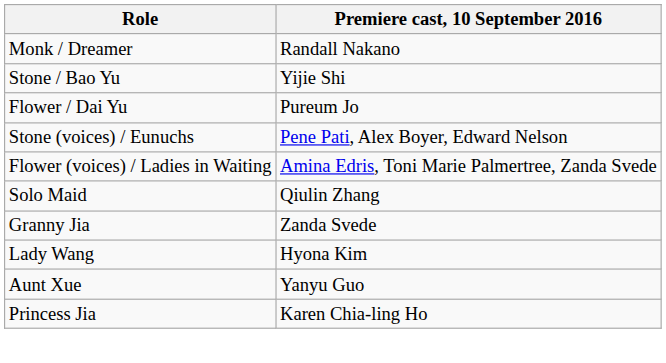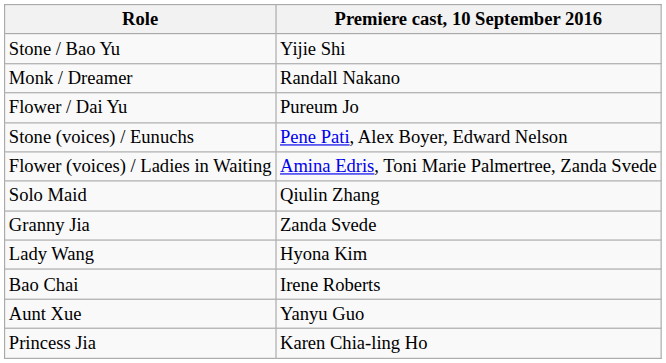rows swapped: (71, 48) <-> (64, 78)
+ row: (44, 284)
